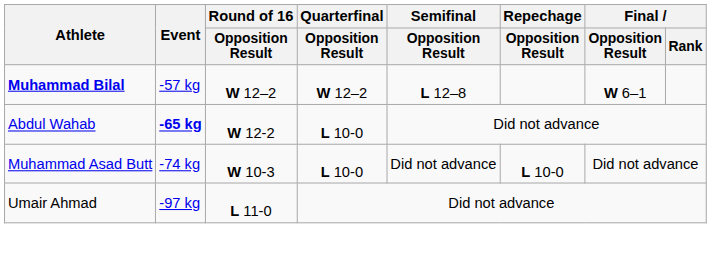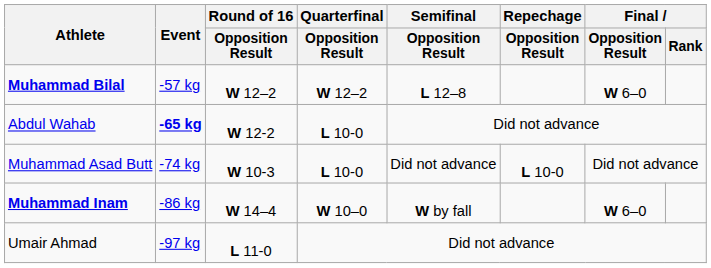(625, 93) W 6–1 -> (625, 93) W 6–0
+ row: (68, 204)
